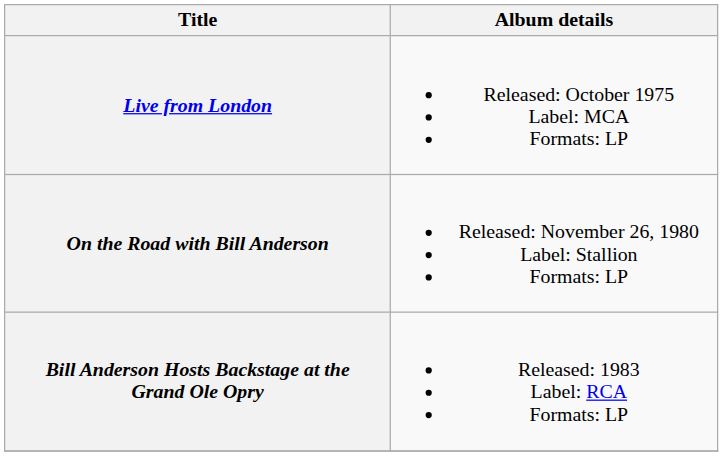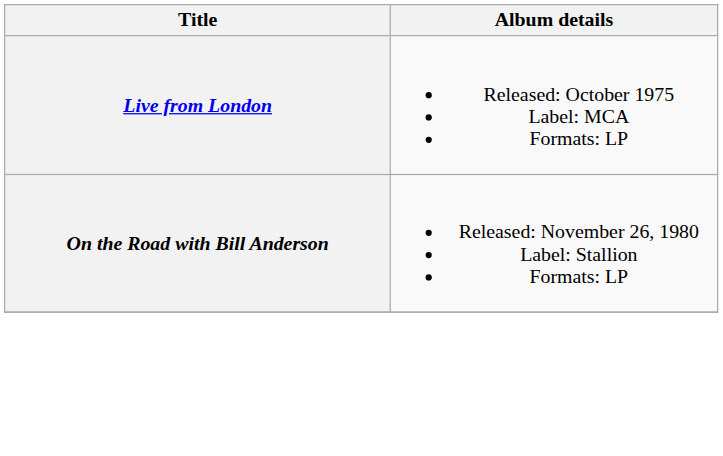- row: (198, 381)
